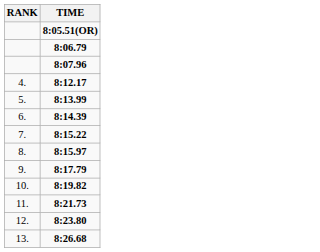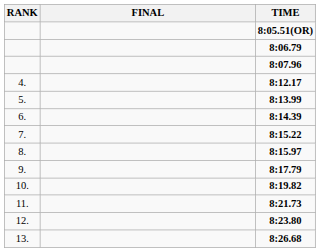+ column: (148, 13)
